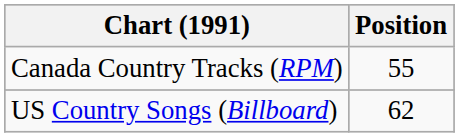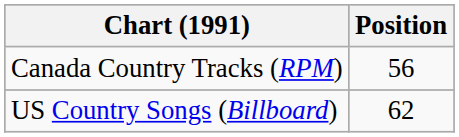(401, 68) 55 -> (401, 68) 56
